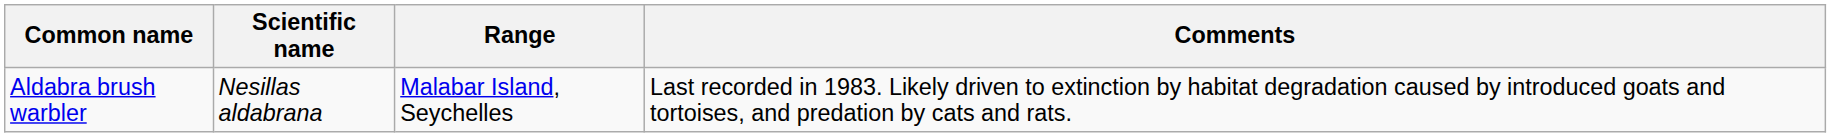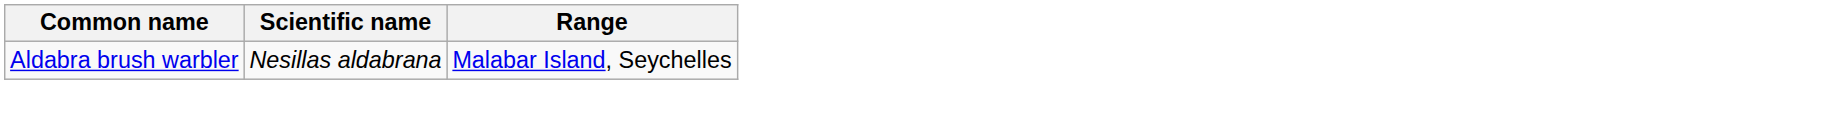- column: (1235, 36)
